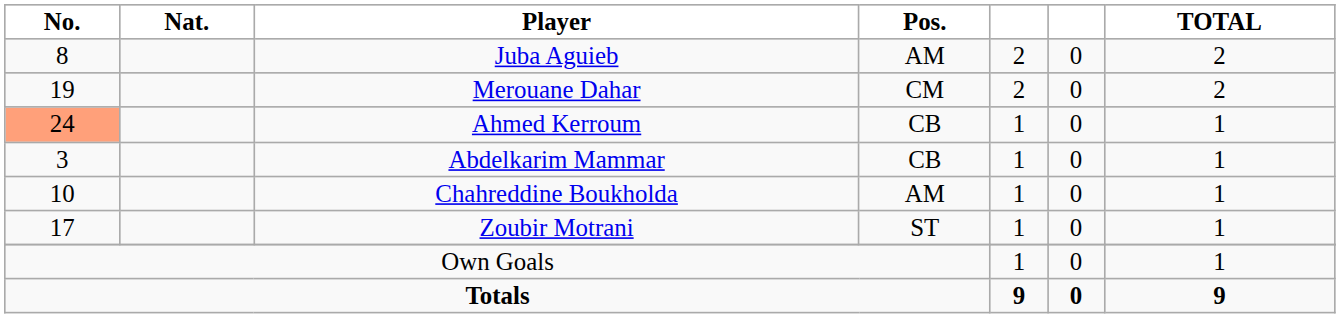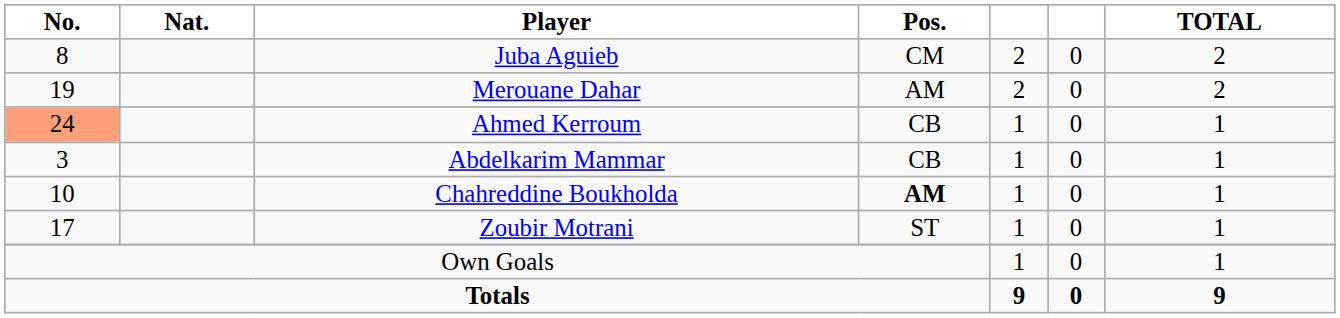(925, 56) AM -> (925, 56) CM
(925, 90) CM -> (925, 90) AM
(925, 193) normal -> (925, 193) bold
